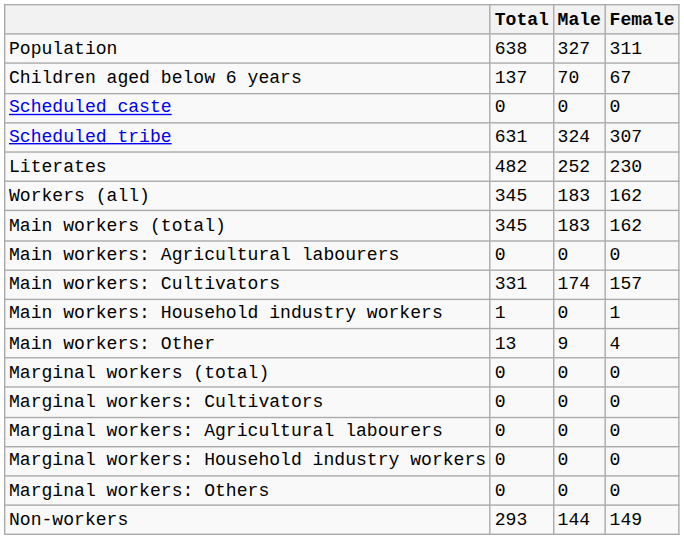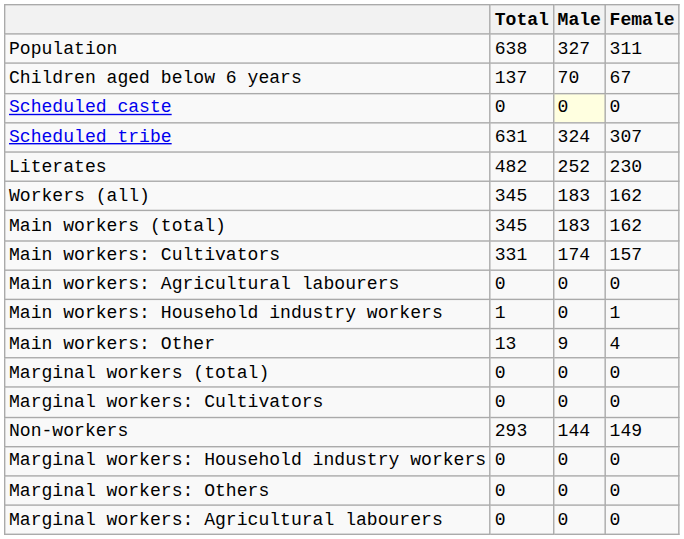(563, 108) no background -> (563, 108) lightyellow background
rows swapped: (145, 284) <-> (204, 255)
rows swapped: (226, 432) <-> (69, 520)
